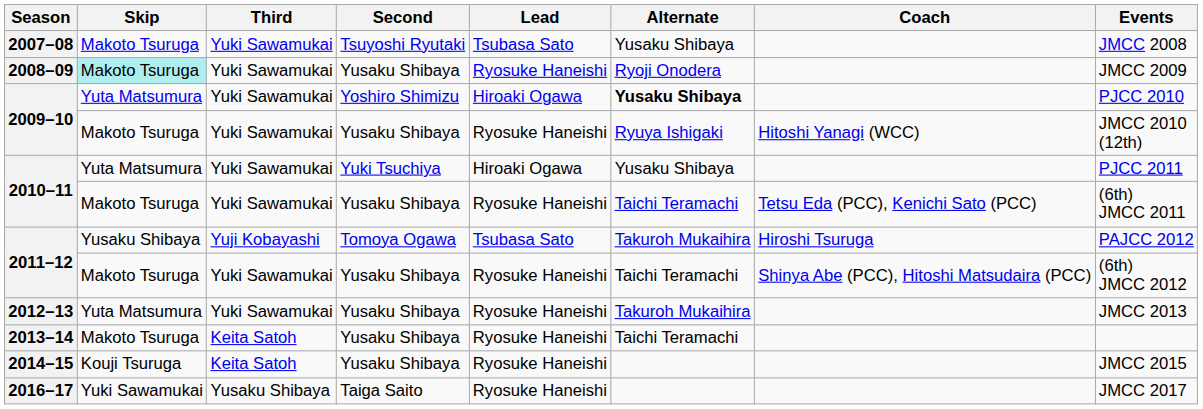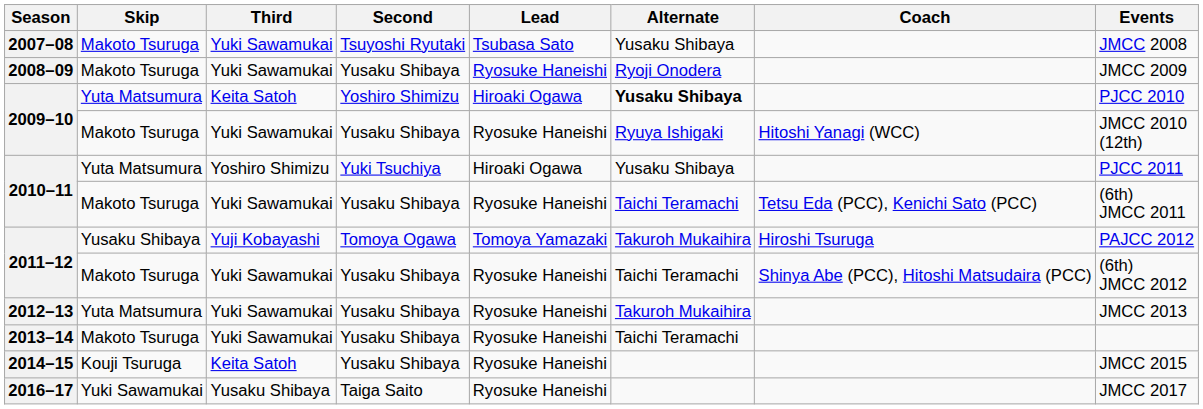(140, 70) paleturquoise background -> (140, 70) no background
(272, 96) Yuki Sawamukai -> (254, 96) Keita Satoh
(272, 168) Yuki Sawamukai -> (270, 168) Yoshiro Shimizu
(523, 239) Tsubasa Sato -> (540, 239) Tomoya Yamazaki
(254, 337) Keita Satoh -> (272, 337) Yuki Sawamukai
